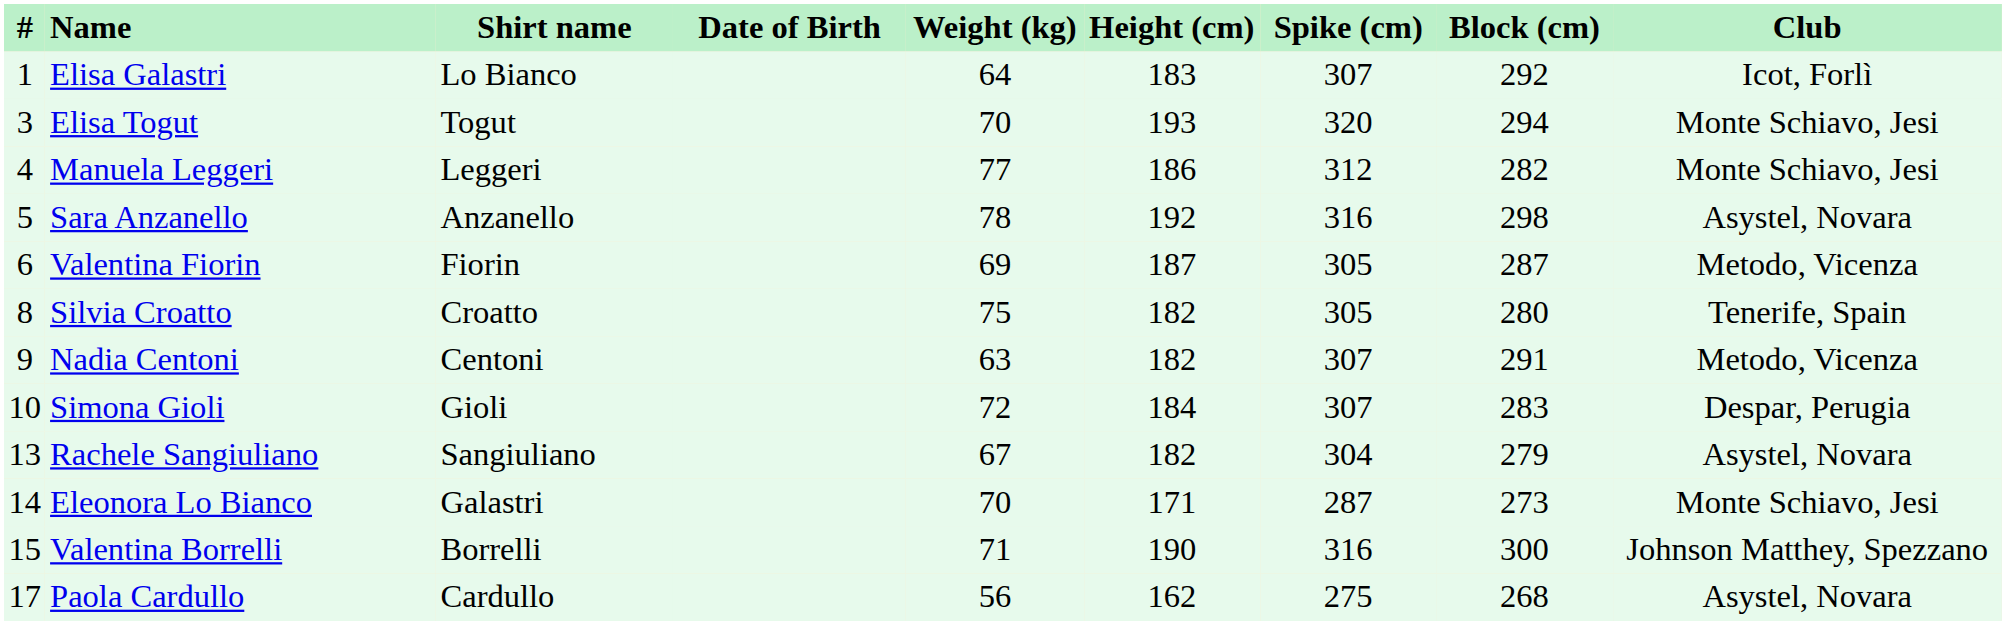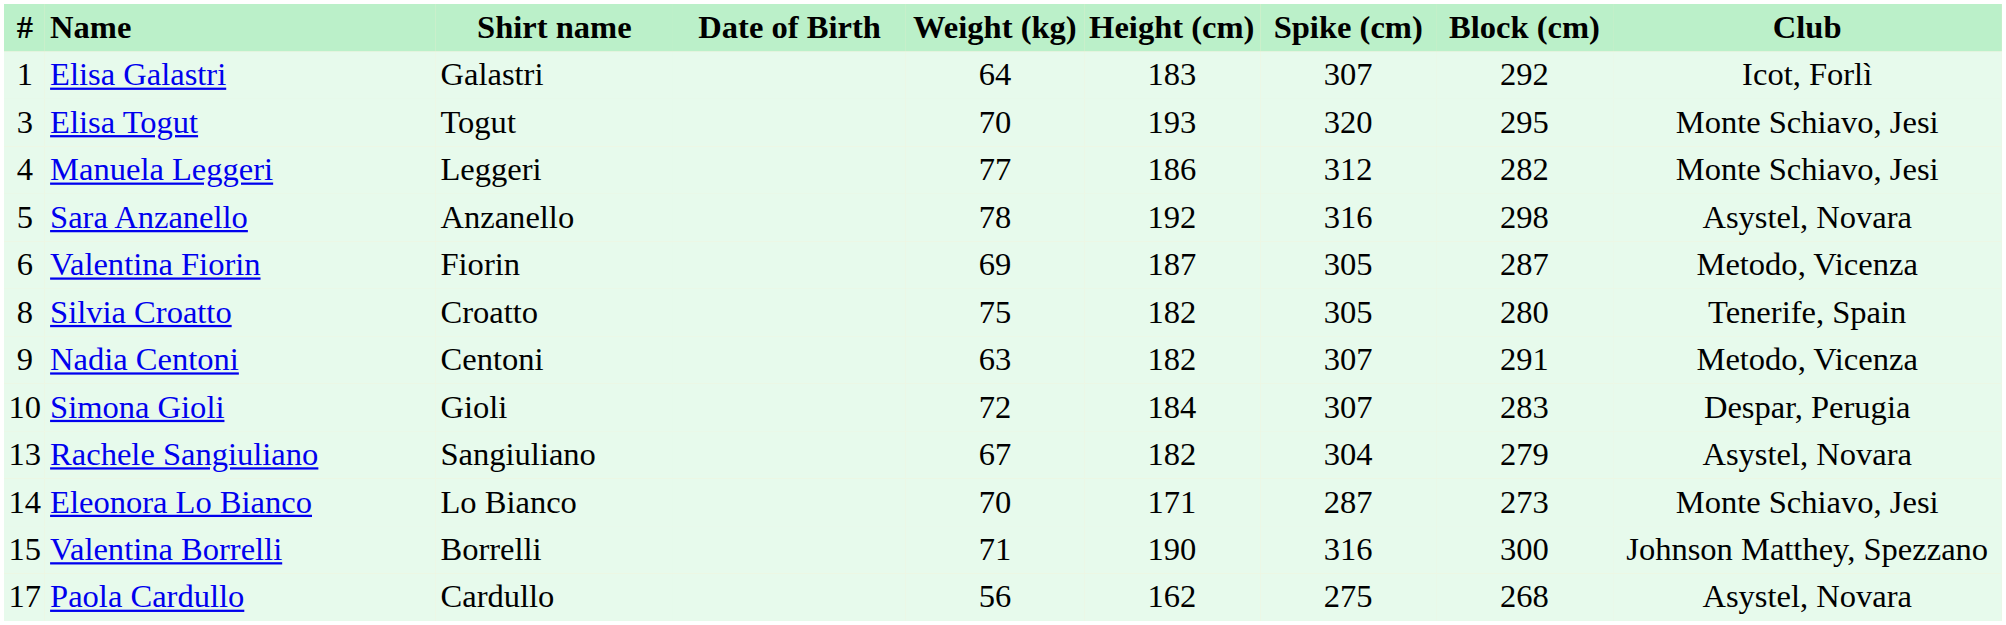(509, 74) Lo Bianco -> (492, 74) Galastri
(1524, 122) 294 -> (1524, 122) 295
(492, 501) Galastri -> (509, 501) Lo Bianco
